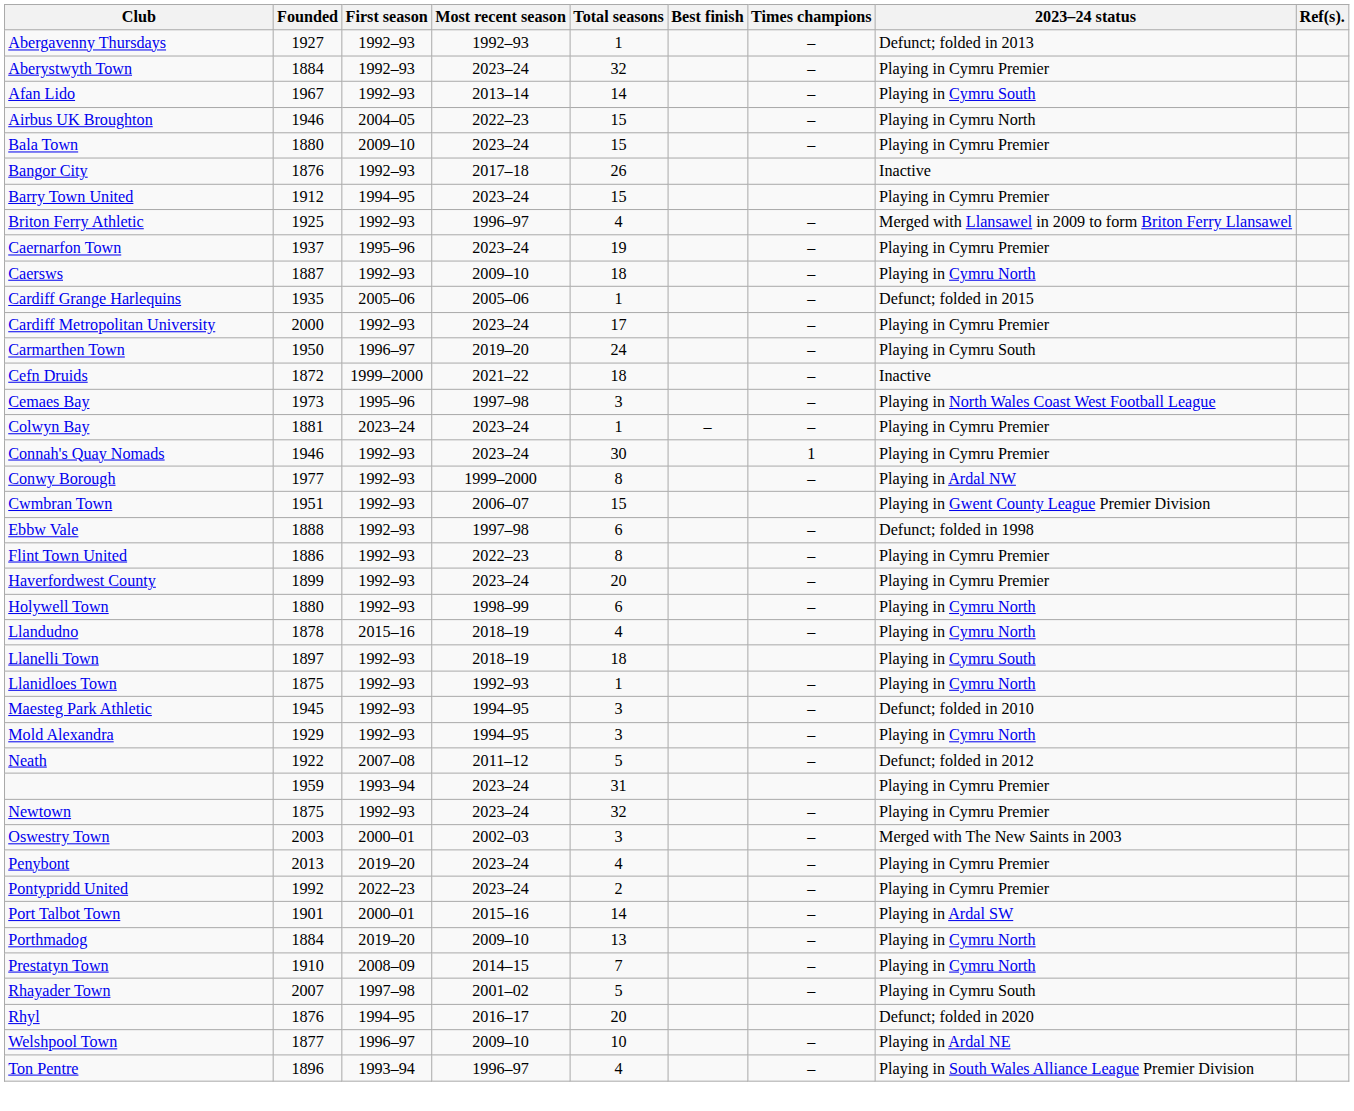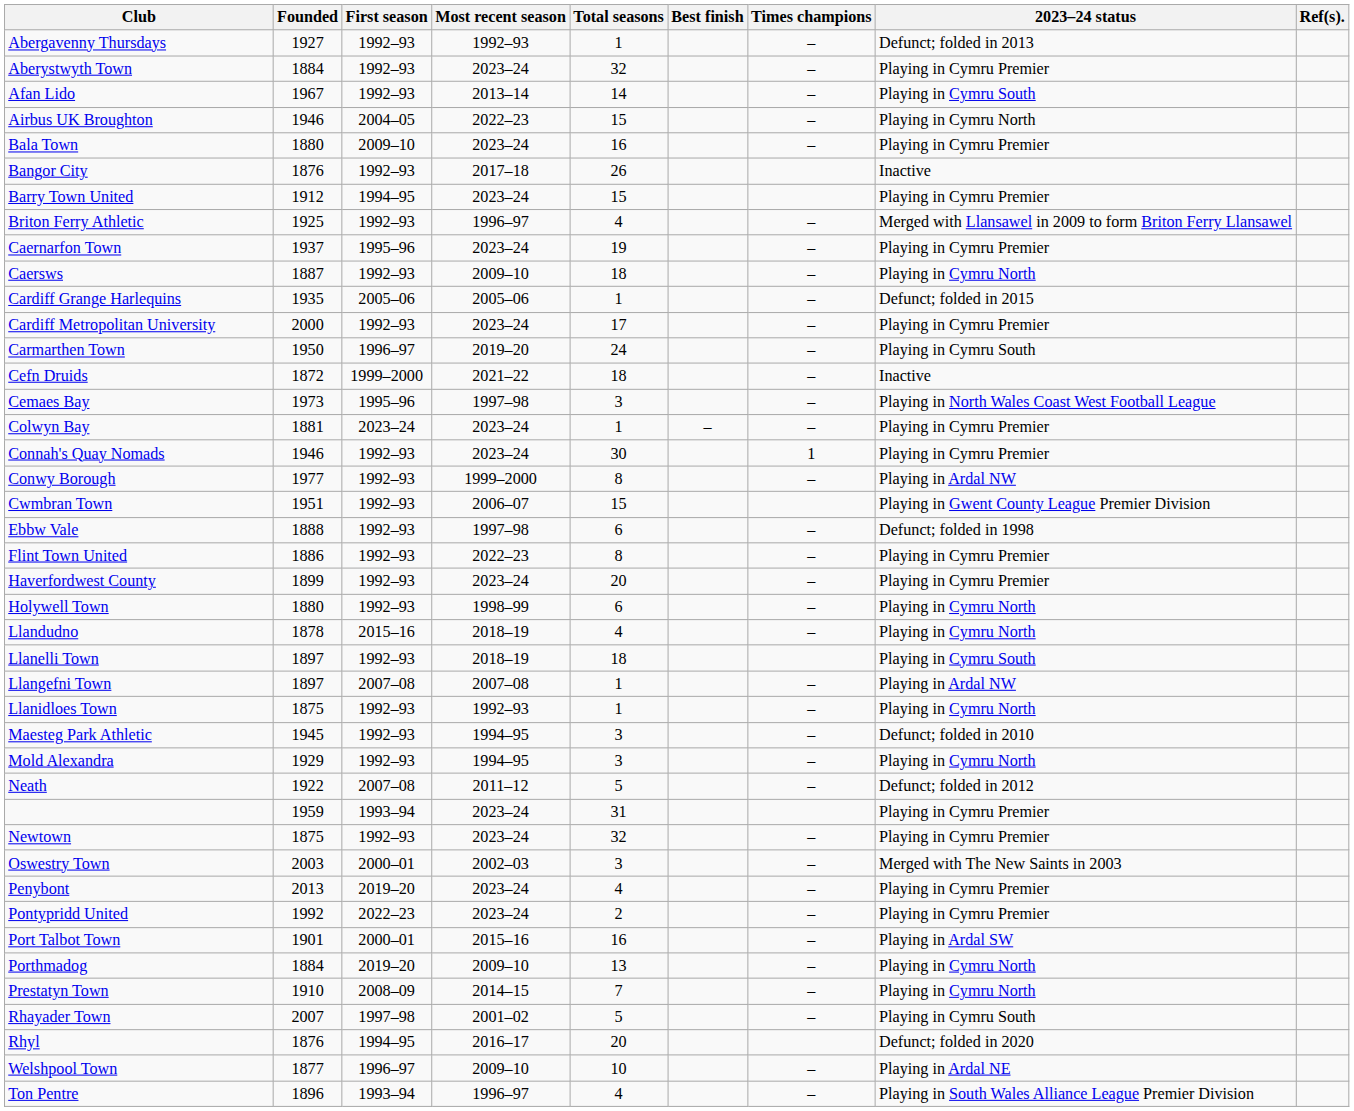(619, 145) 15 -> (619, 145) 16
+ row: (60, 683)
(619, 914) 14 -> (619, 939) 16
